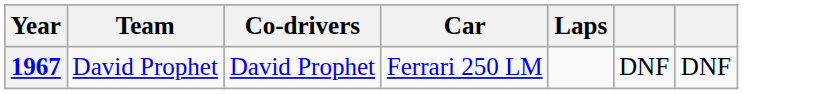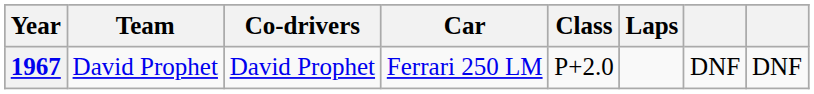+ column: (584, 25)
